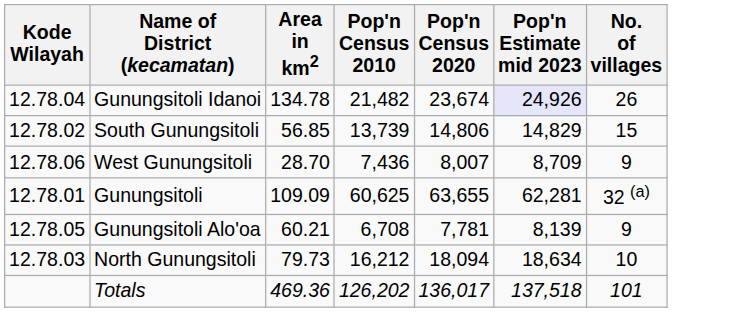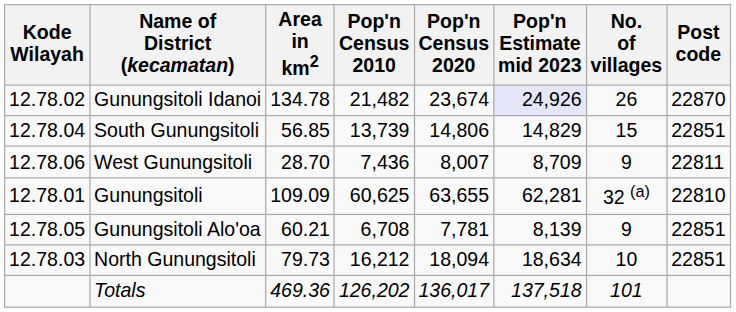+ column: (698, 44)
(47, 100) 12.78.04 -> (47, 100) 12.78.02
(47, 131) 12.78.02 -> (47, 131) 12.78.04
